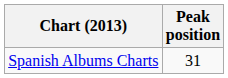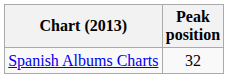(193, 60) 31 -> (193, 60) 32
